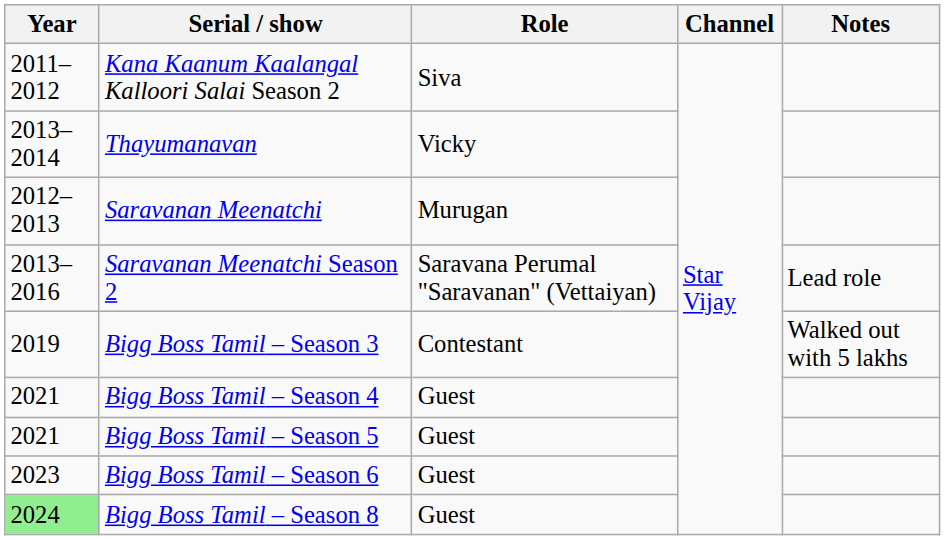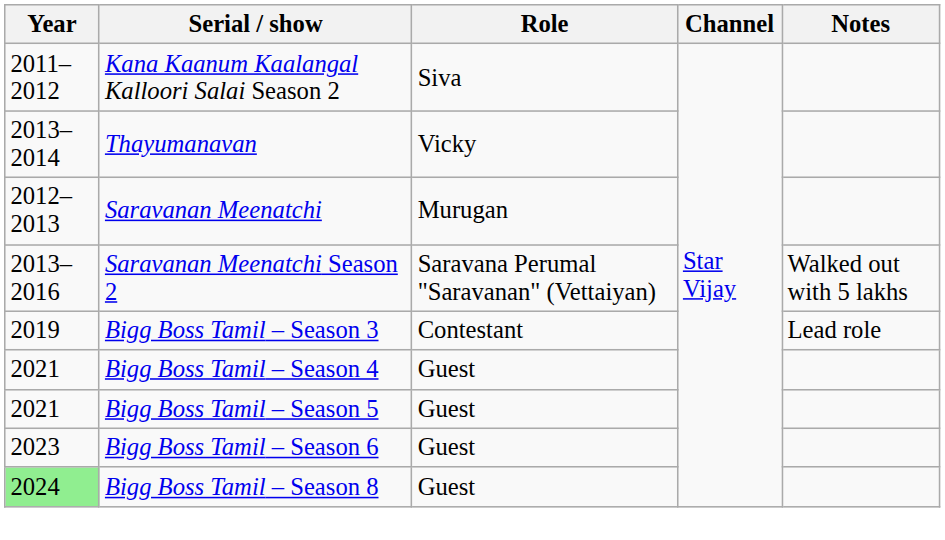(834, 277) Lead role -> (848, 277) Walked out with 5 lakhs
(848, 344) Walked out with 5 lakhs -> (834, 330) Lead role
